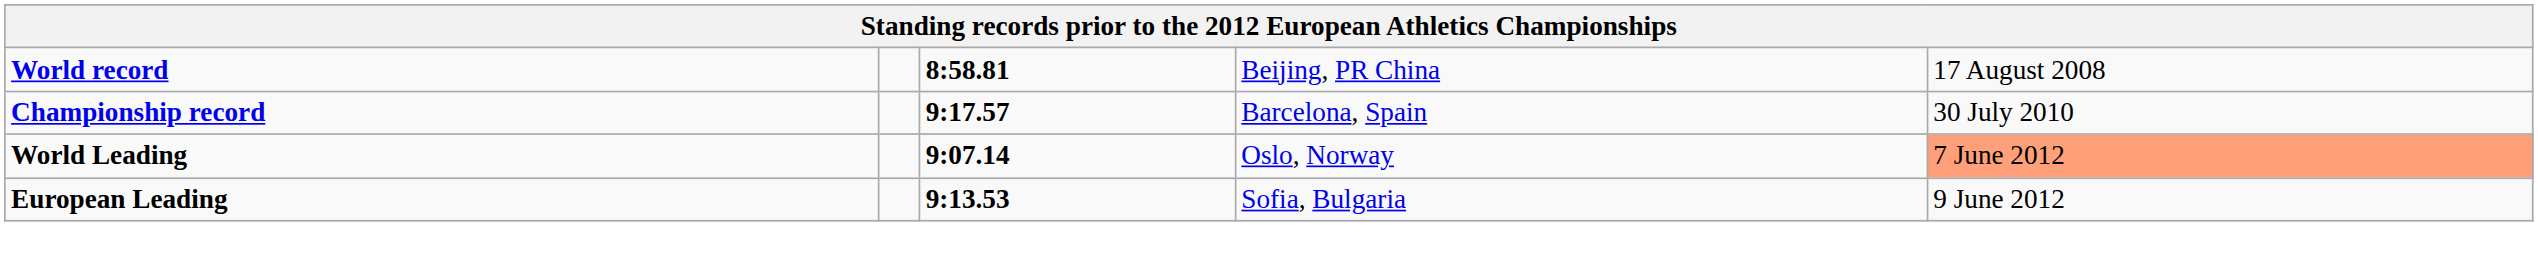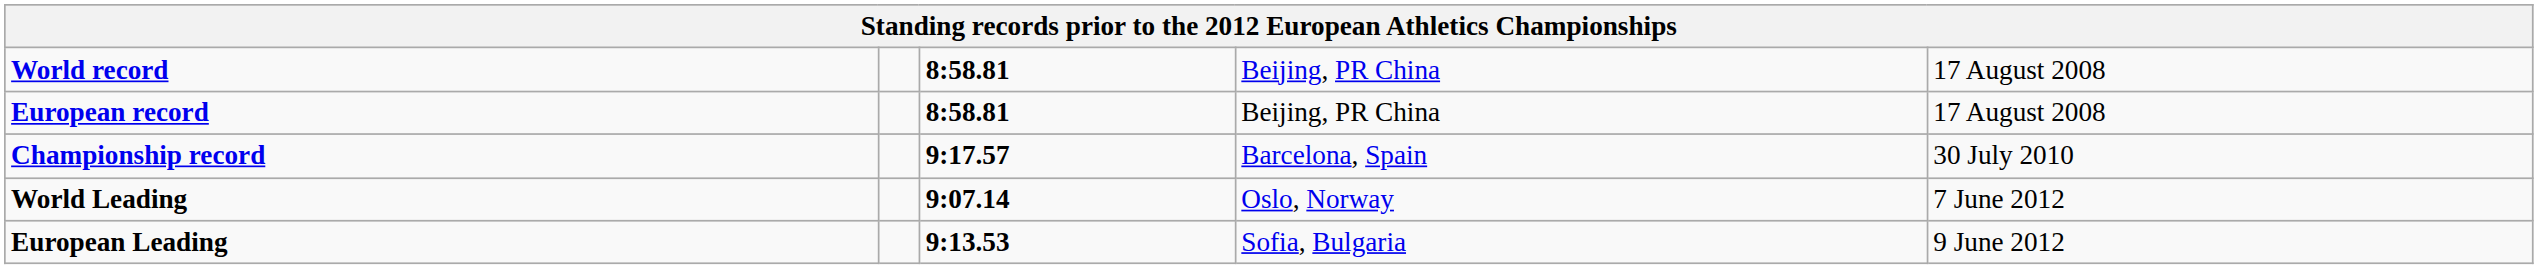+ row: (110, 112)
(1999, 155) lightsalmon background -> (1999, 198) no background
